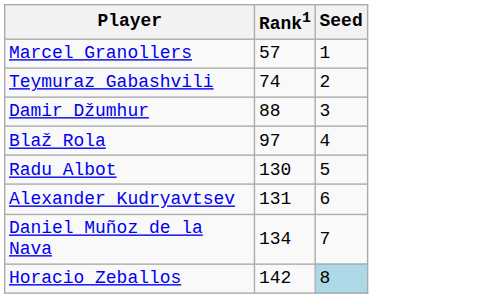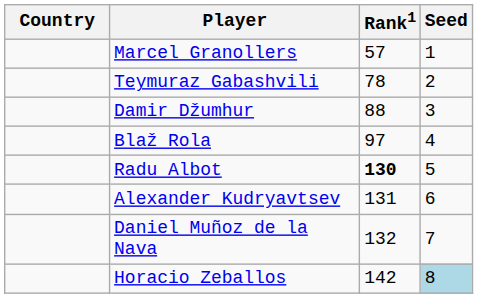+ column: (57, 22)
(270, 82) 74 -> (375, 82) 78
(275, 170) normal -> (380, 170) bold
(275, 239) 134 -> (380, 239) 132
